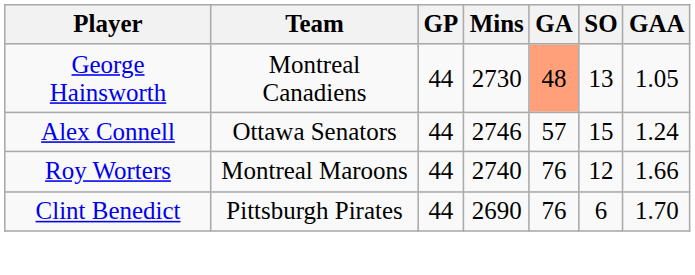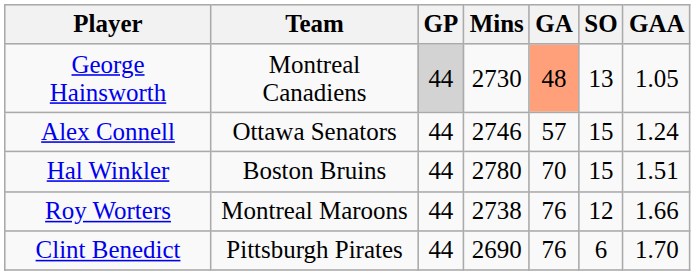(441, 77) no background -> (441, 77) lightgrey background
+ row: (108, 171)
(497, 171) 2740 -> (497, 210) 2738
